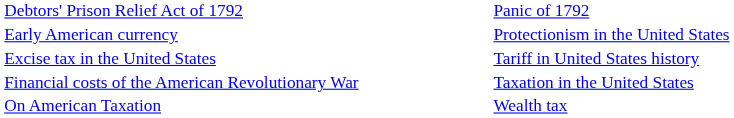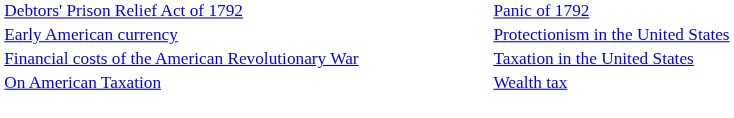- row: (110, 58)
